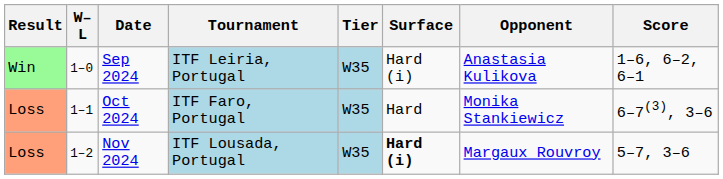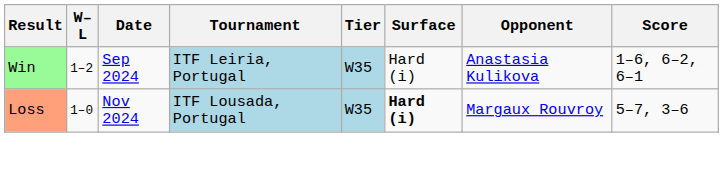(82, 69) 1–0 -> (82, 69) 1–2
- row: (120, 110)
(82, 153) 1–2 -> (82, 111) 1–0
